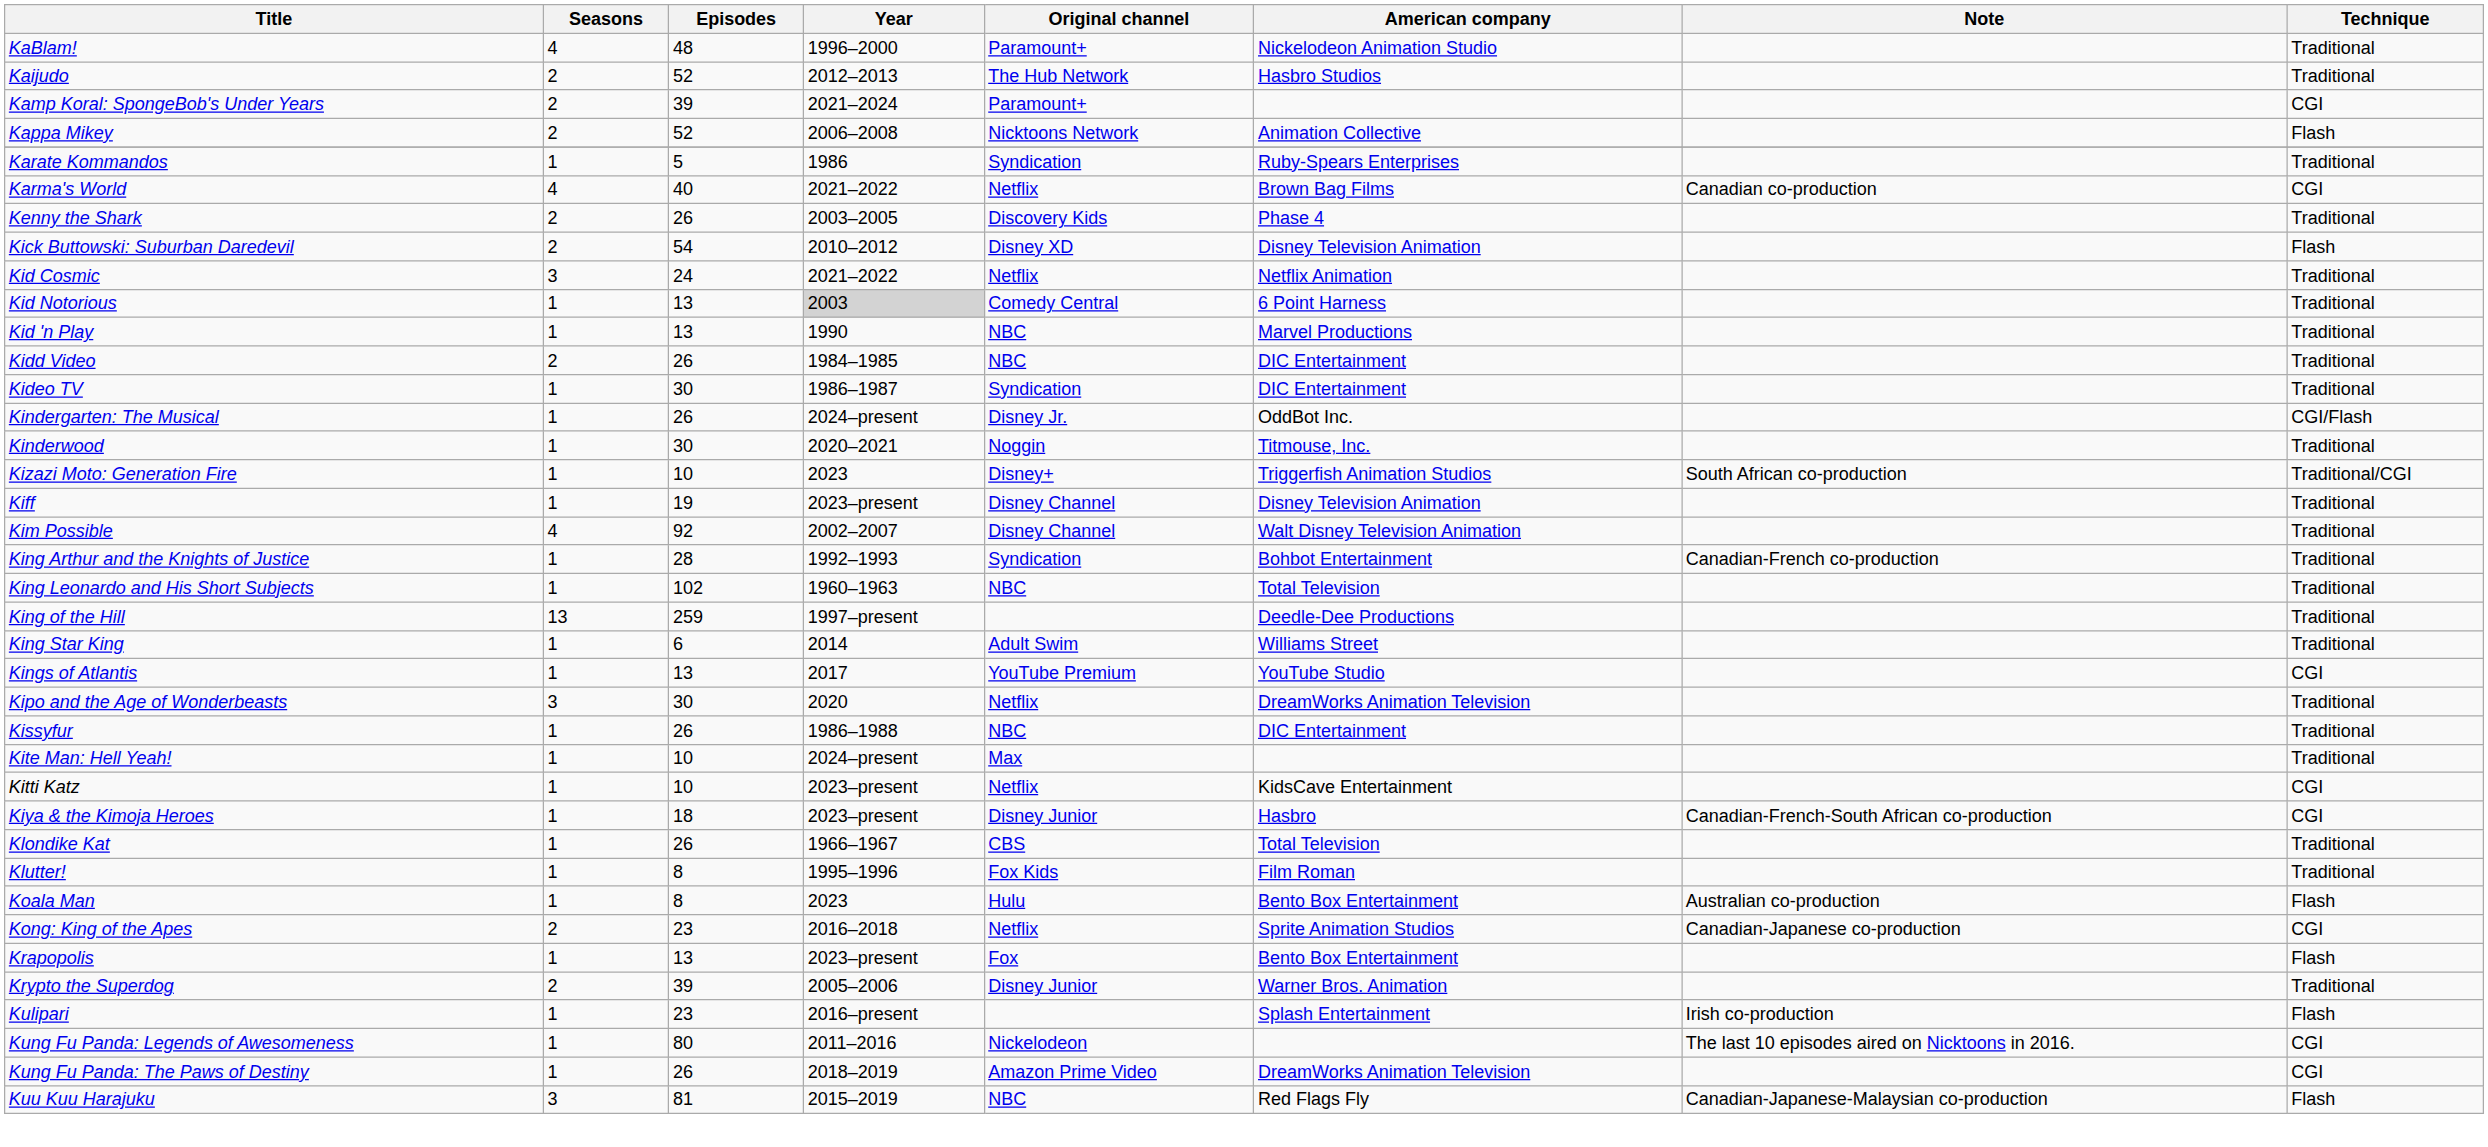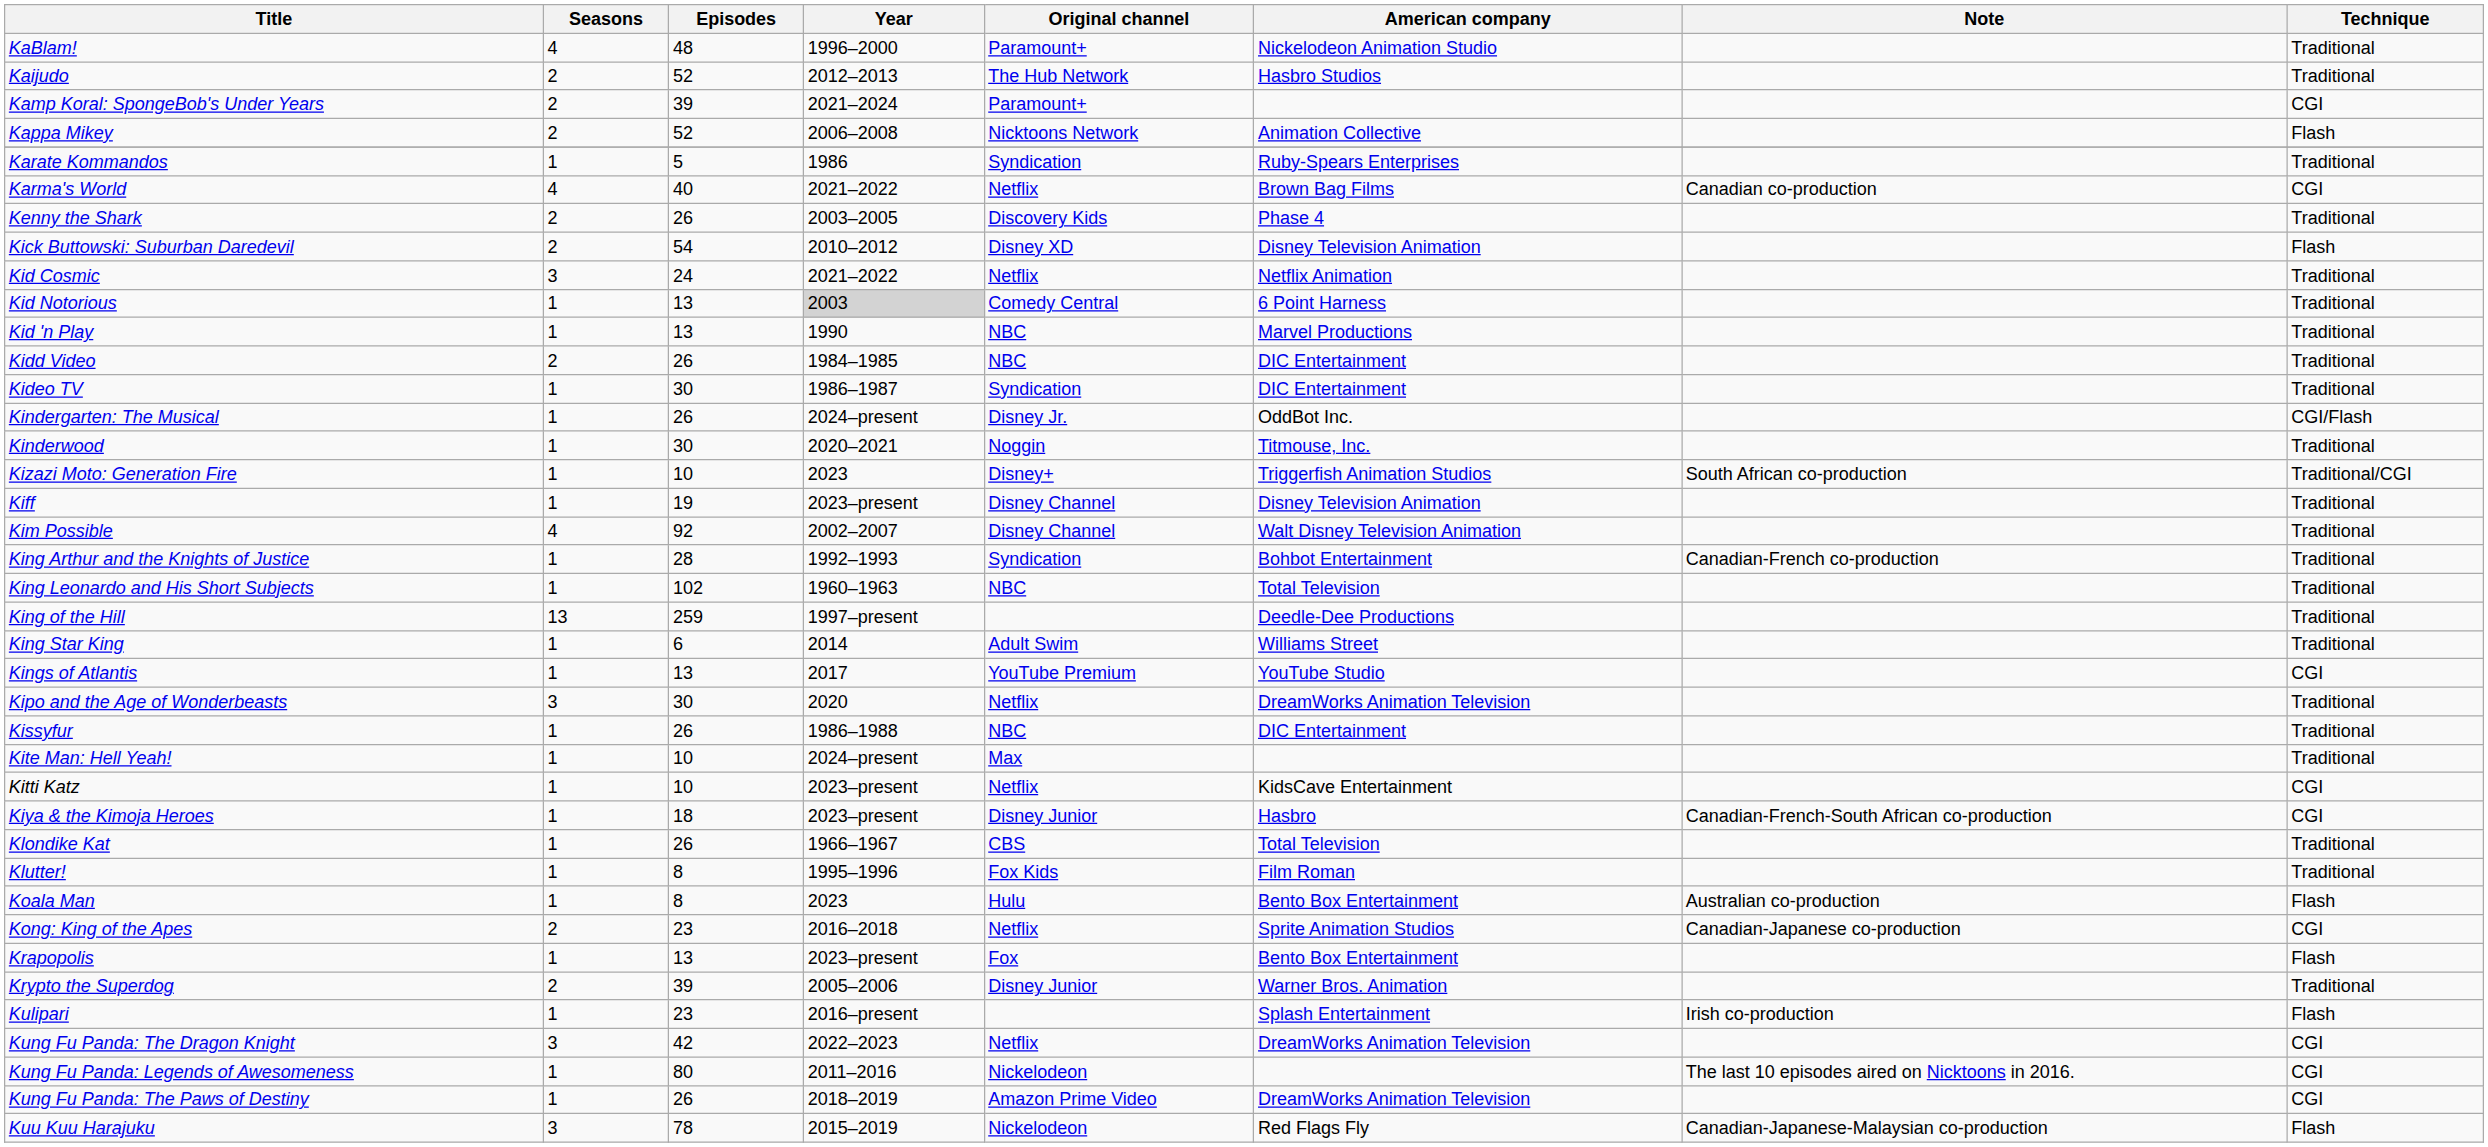+ row: (152, 1043)
(683, 1100) 81 -> (683, 1128) 78
(1007, 1100) NBC -> (1038, 1128) Nickelodeon
